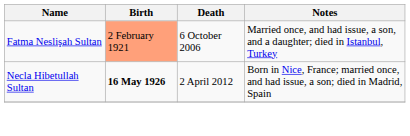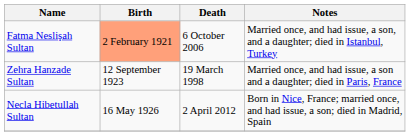+ row: (39, 76)
(137, 82) bold -> (131, 110) normal
